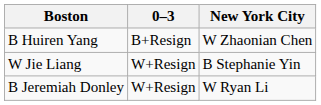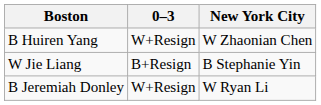(161, 40) B+Resign -> (163, 40) W+Resign
(163, 64) W+Resign -> (161, 64) B+Resign
